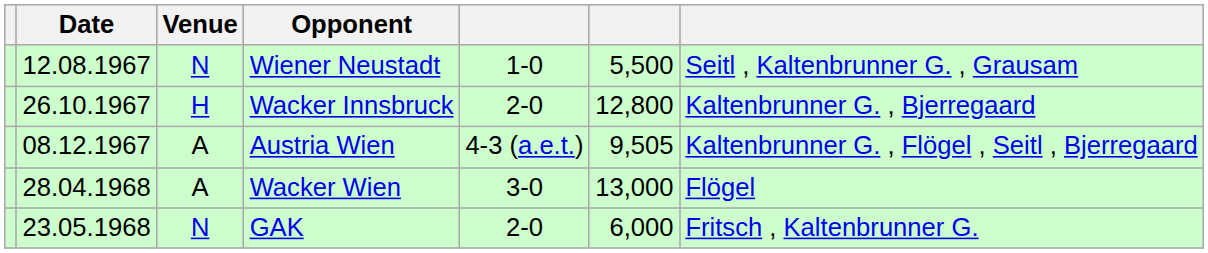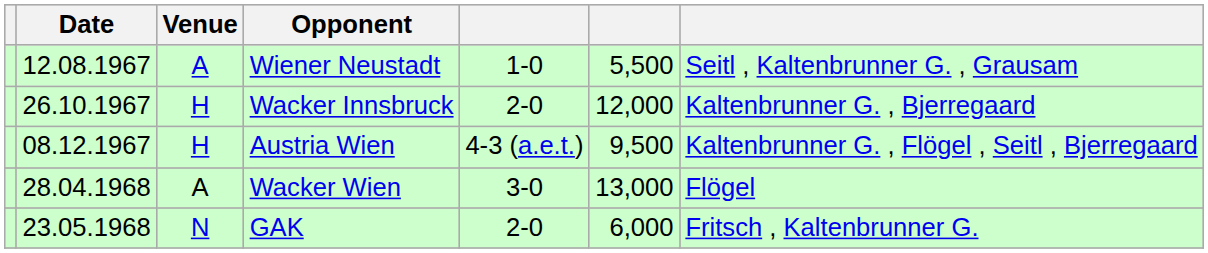(200, 65) N -> (200, 65) A
(634, 106) 12,800 -> (634, 106) 12,000
(200, 146) A -> (200, 146) H
(642, 146) 9,505 -> (642, 146) 9,500
